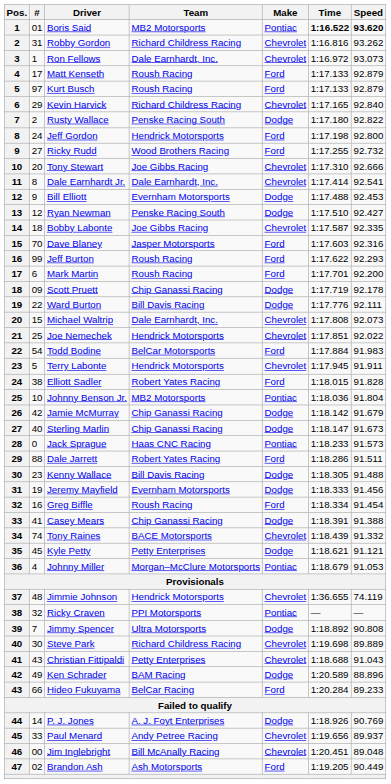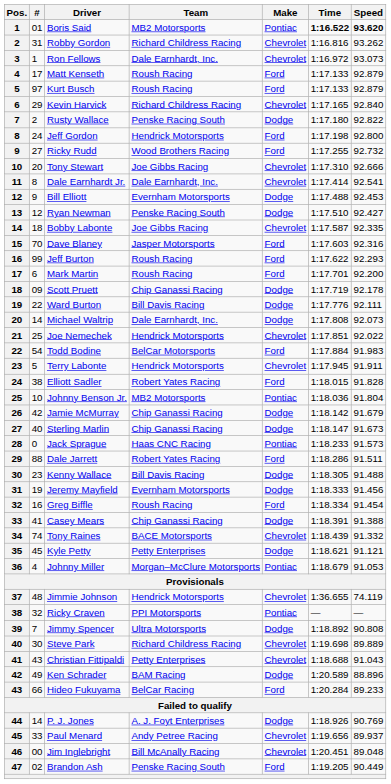(37, 320) 15 -> (37, 320) 14
(285, 320) Chevrolet -> (279, 320) Dodge
(167, 767) Ash Motorsports -> (178, 767) Penske Racing South
